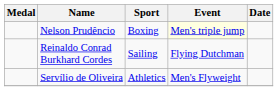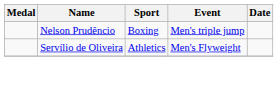(207, 30) lightyellow background -> (207, 30) no background
- row: (76, 54)
